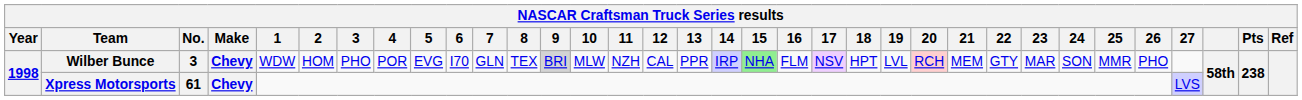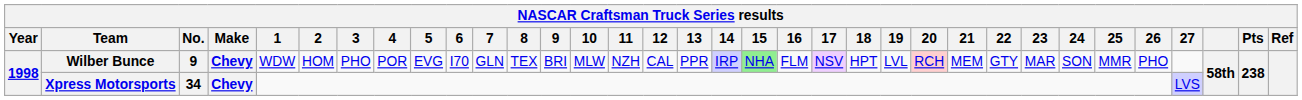(193, 61) 3 -> (193, 61) 9
(556, 61) lightgrey background -> (556, 61) no background
(193, 84) 61 -> (193, 84) 34
